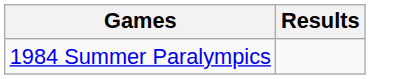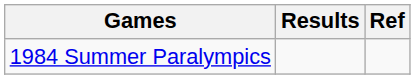+ column: (387, 21)
